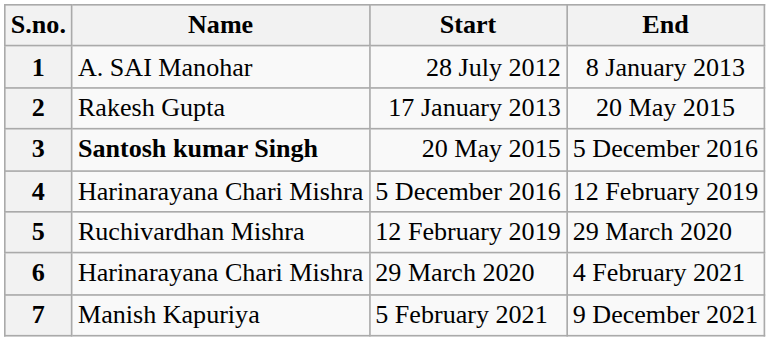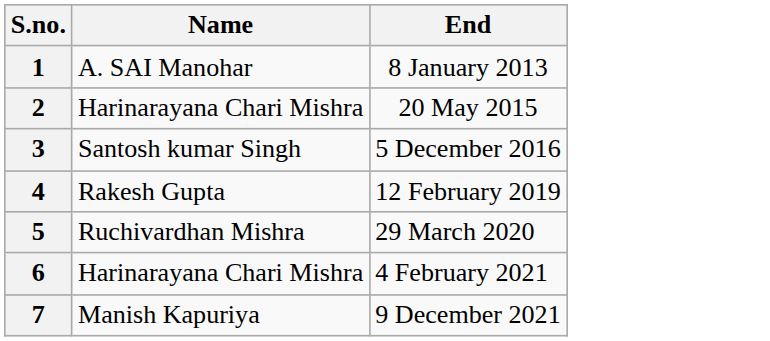- column: (468, 25)
(151, 107) Rakesh Gupta -> (221, 107) Harinarayana Chari Mishra
(198, 149) bold -> (190, 149) normal
(221, 190) Harinarayana Chari Mishra -> (151, 190) Rakesh Gupta
